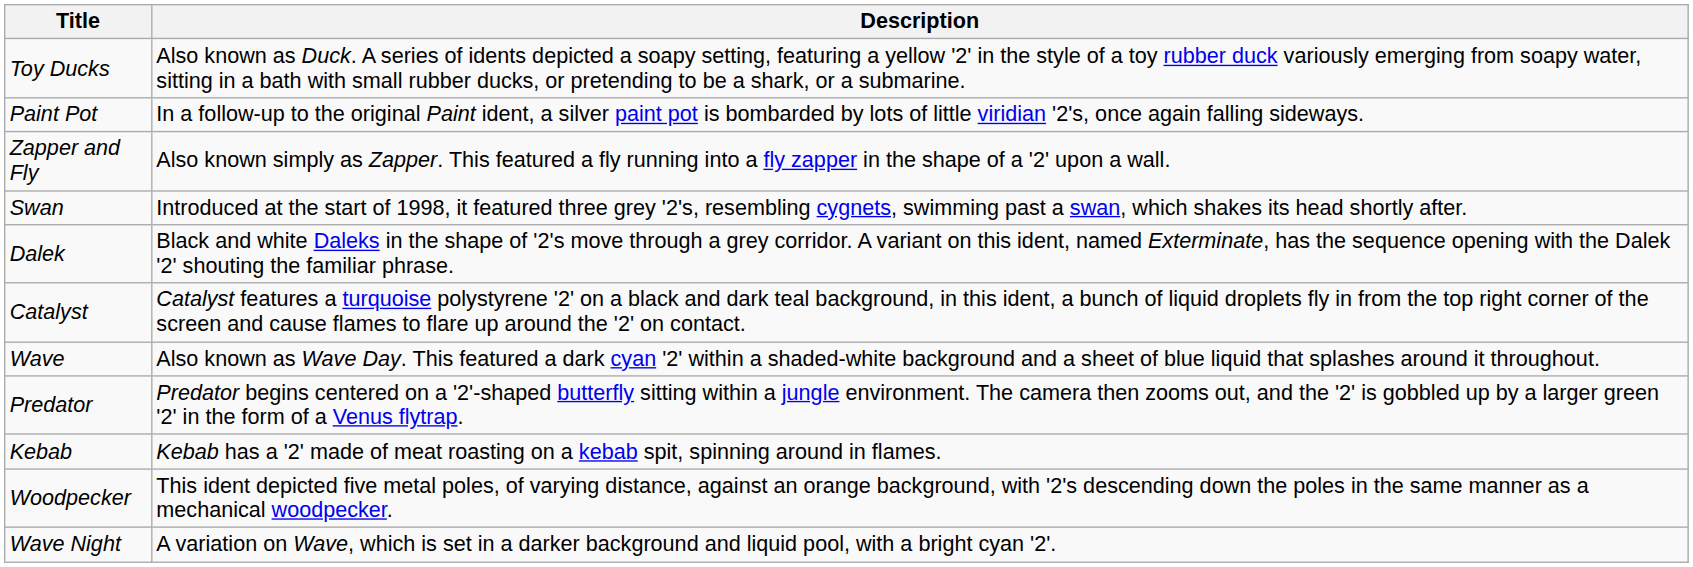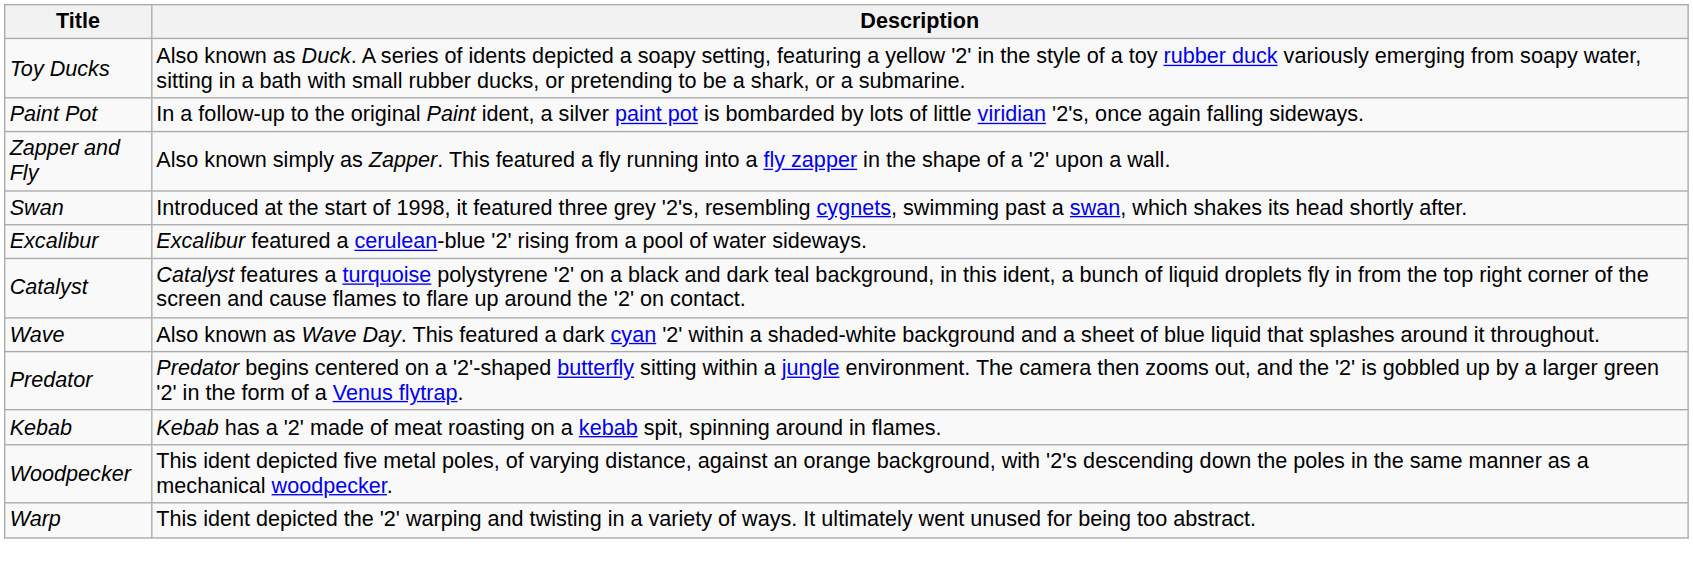- row: (37, 253)
+ row: (54, 241)
- row: (65, 544)
+ row: (35, 519)
